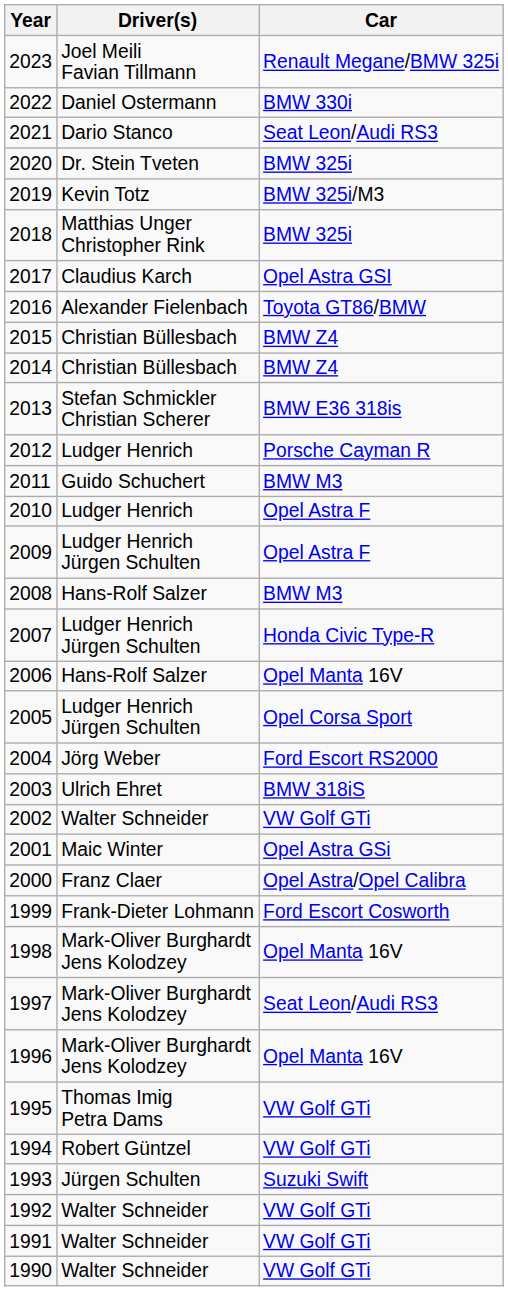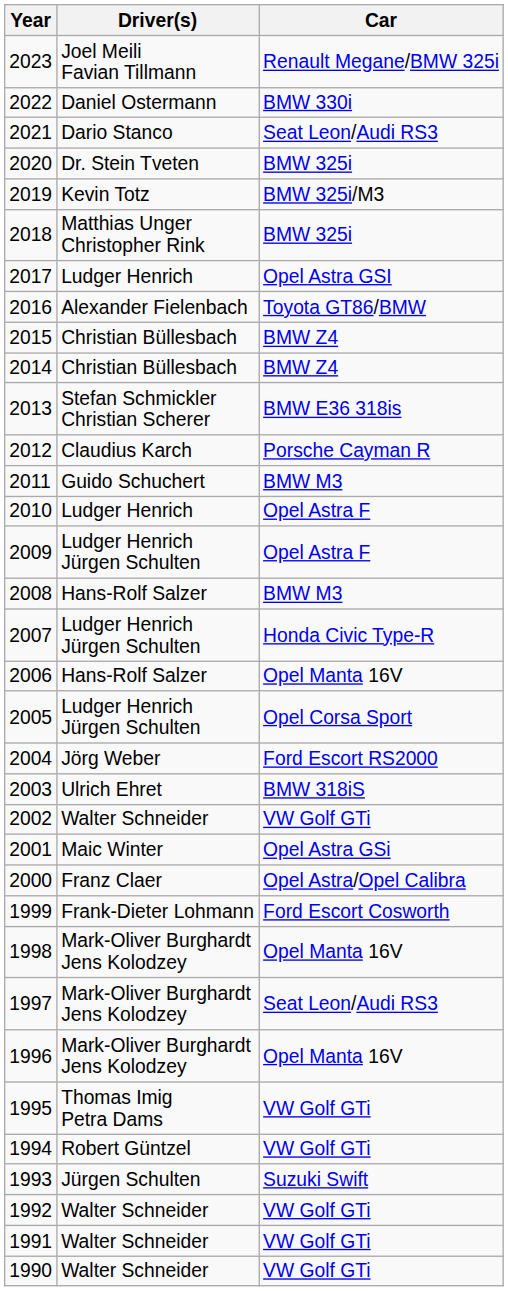(127, 277) Claudius Karch -> (127, 277) Ludger Henrich
(127, 450) Ludger Henrich -> (127, 450) Claudius Karch
